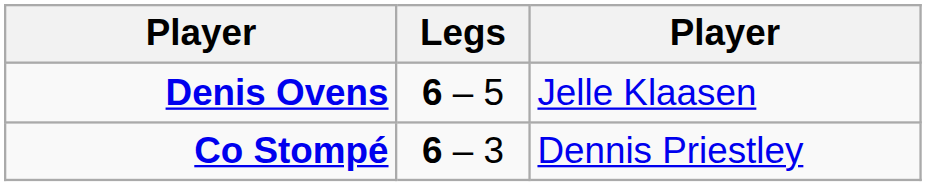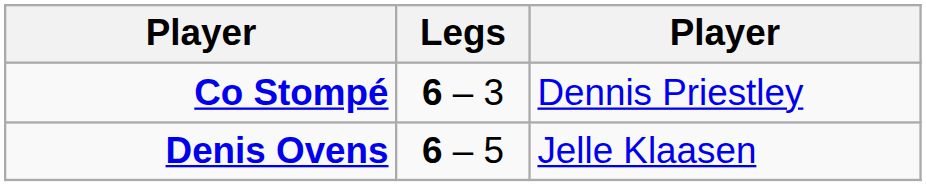rows swapped: (291, 150) <-> (277, 92)
